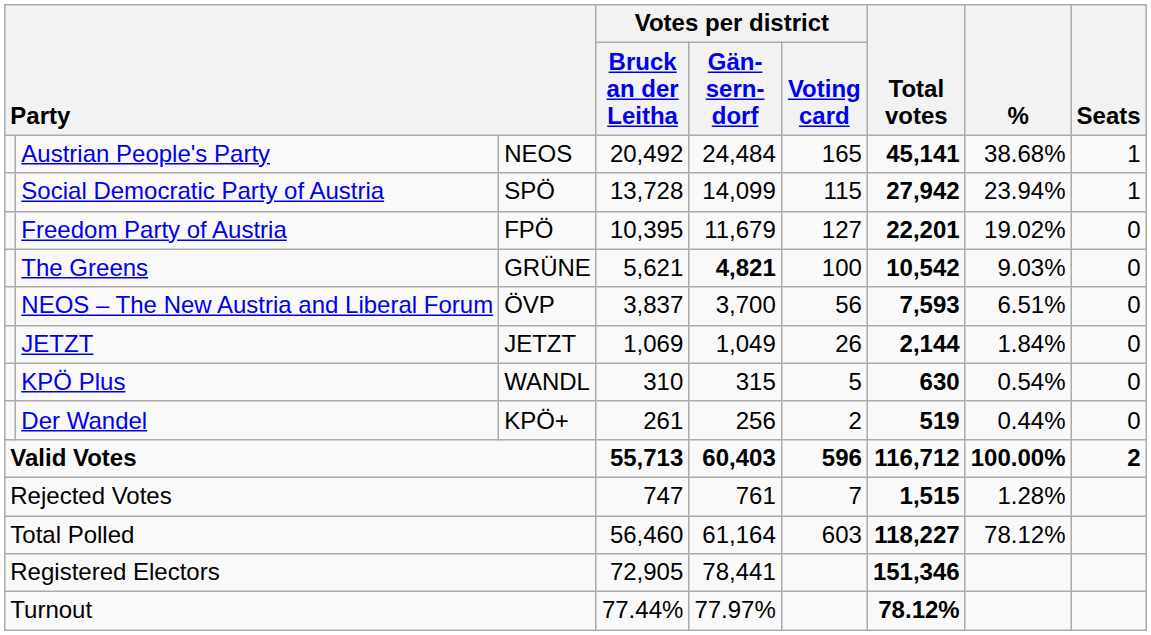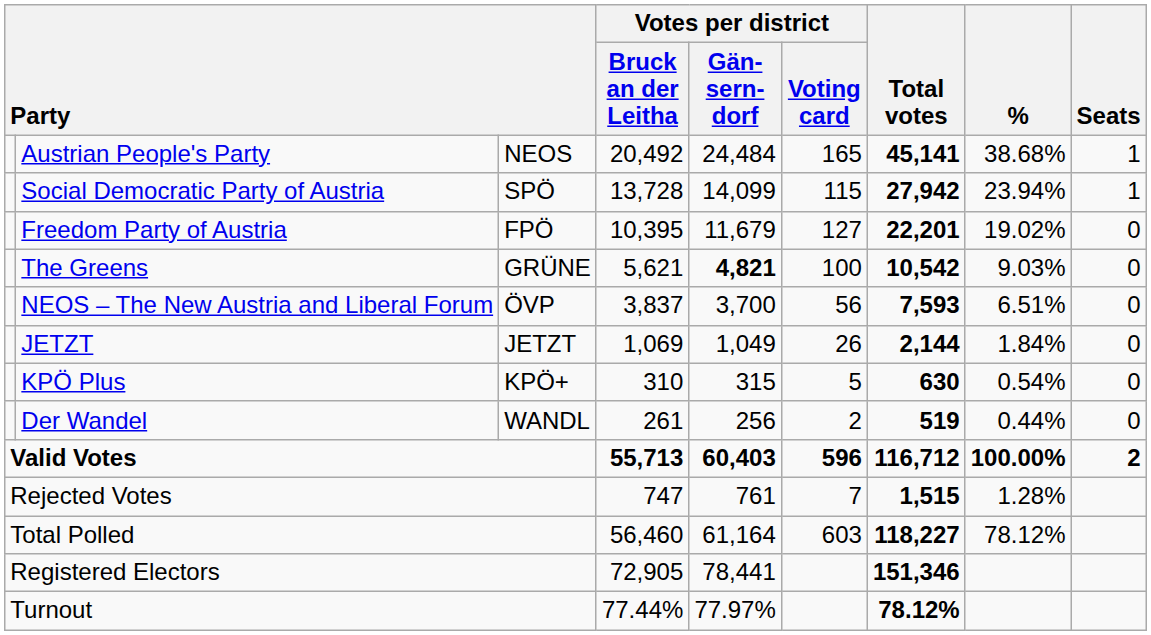(547, 382) WANDL -> (537, 382) KPÖ+
(537, 420) KPÖ+ -> (547, 420) WANDL
